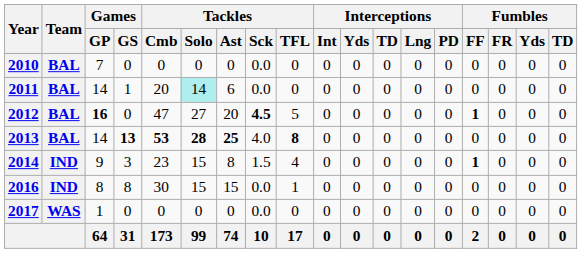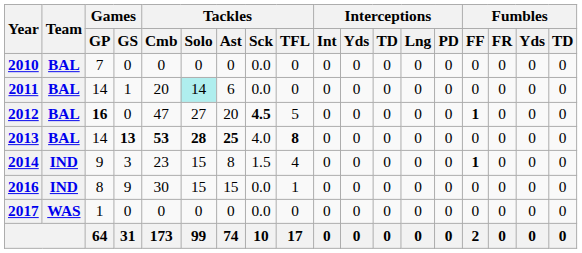(128, 187) 8 -> (128, 187) 9
